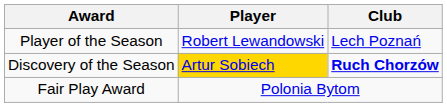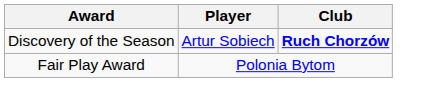- row: (91, 41)
(228, 65) gold background -> (228, 41) no background
